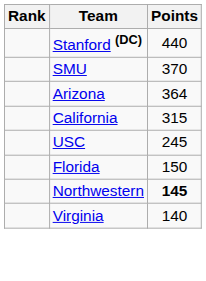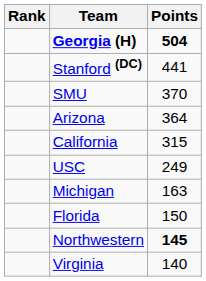+ row: (94, 41)
(175, 43) 440 -> (175, 67) 441
(175, 142) 245 -> (175, 166) 249
+ row: (83, 191)
